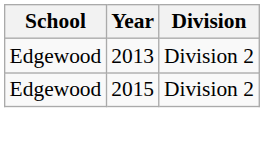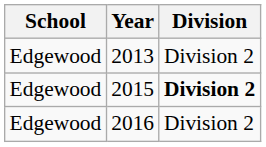(209, 89) normal -> (210, 89) bold
+ row: (133, 123)
